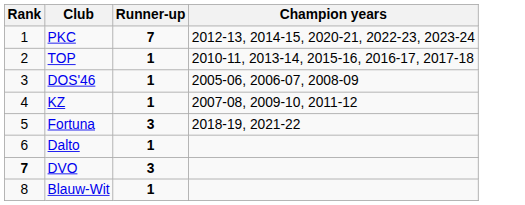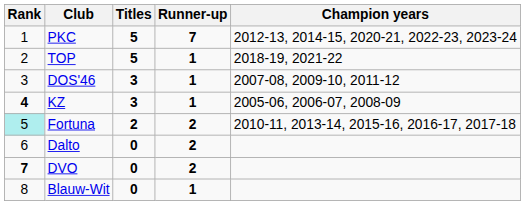+ column: (134, 15)
(333, 59) 2010-11, 2013-14, 2015-16, 2016-17, 2017-18 -> (288, 59) 2018-19, 2021-22
(275, 80) 2005-06, 2006-07, 2008-09 -> (317, 80) 2007-08, 2009-10, 2011-12
(24, 102) normal -> (24, 102) bold
(275, 102) 2007-08, 2009-10, 2011-12 -> (317, 102) 2005-06, 2006-07, 2008-09
(24, 124) no background -> (24, 124) paleturquoise background
(151, 124) 3 -> (193, 124) 2
(246, 124) 2018-19, 2021-22 -> (375, 124) 2010-11, 2013-14, 2015-16, 2016-17, 2017-18
(151, 146) 1 -> (193, 146) 2
(151, 168) 3 -> (193, 168) 2
